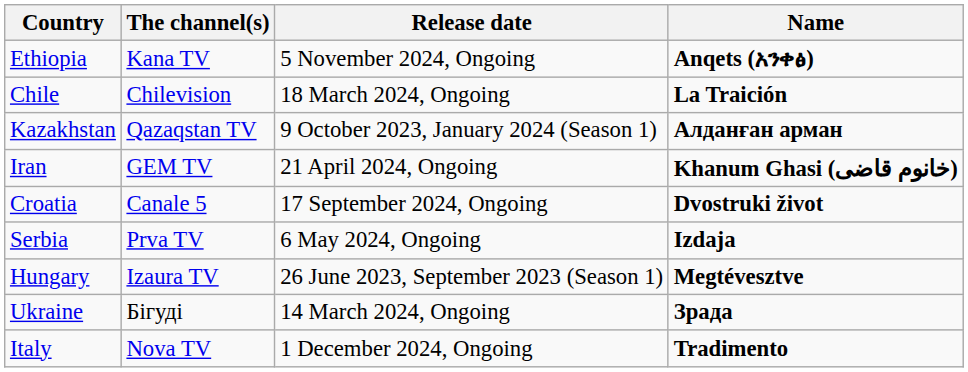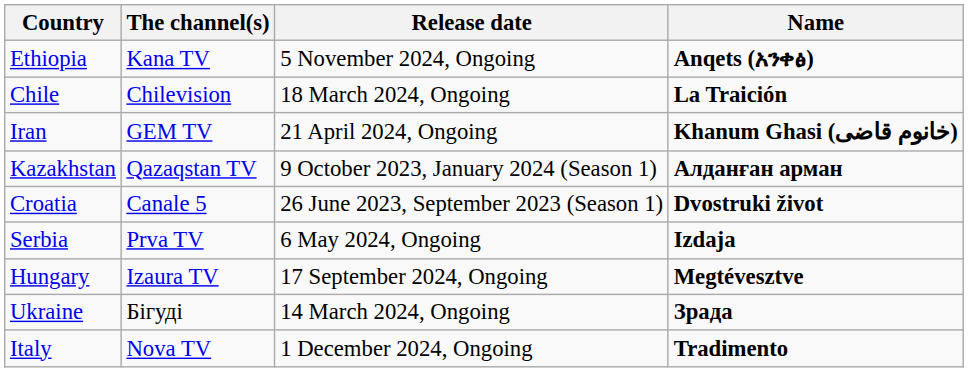rows swapped: (28, 167) <-> (63, 130)
(414, 204) 17 September 2024, Ongoing -> (472, 204) 26 June 2023, September 2023 (Season 1)
(472, 276) 26 June 2023, September 2023 (Season 1) -> (414, 276) 17 September 2024, Ongoing
